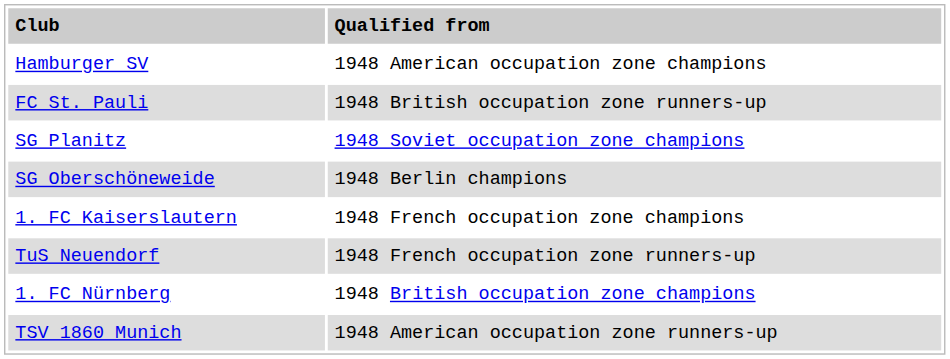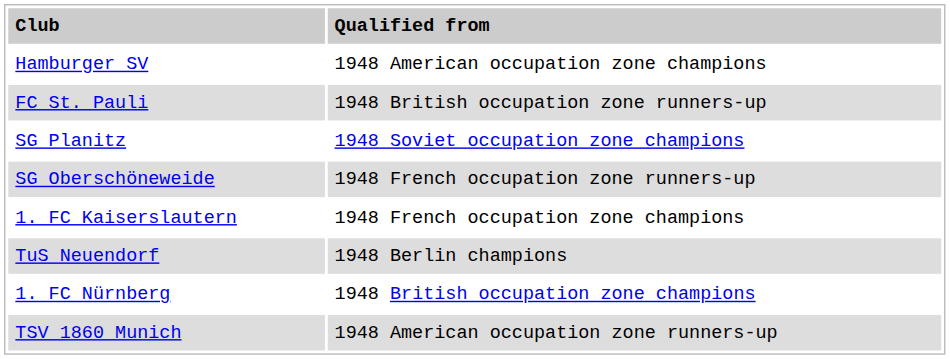(451, 179) 1948 Berlin champions -> (545, 179) 1948 French occupation zone runners-up
(545, 256) 1948 French occupation zone runners-up -> (451, 256) 1948 Berlin champions
